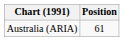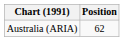(99, 28) 61 -> (99, 28) 62
